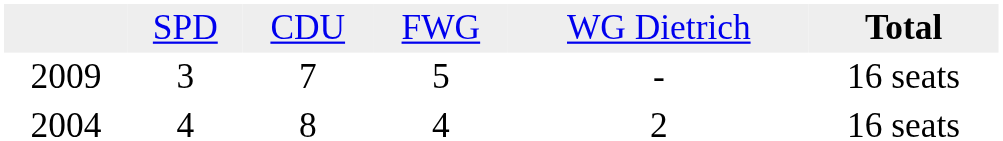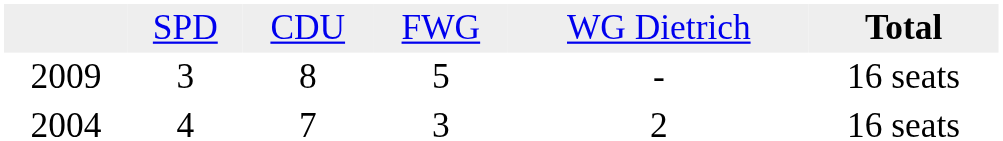(308, 76) 7 -> (308, 76) 8
(308, 124) 8 -> (308, 124) 7
(441, 124) 4 -> (441, 124) 3
